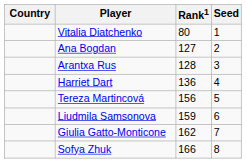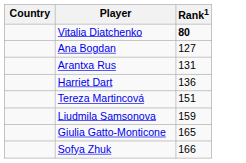- column: (226, 14)
(184, 32) normal -> (184, 32) bold
(187, 65) 128 -> (187, 65) 131
(187, 99) 156 -> (187, 99) 151
(187, 132) 162 -> (187, 132) 165
